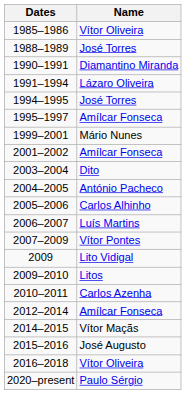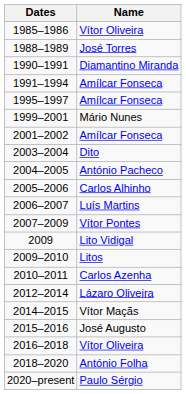(117, 83) Lázaro Oliveira -> (121, 83) Amílcar Fonseca
- row: (41, 100)
(121, 310) Amílcar Fonseca -> (117, 293) Lázaro Oliveira
+ row: (41, 363)
